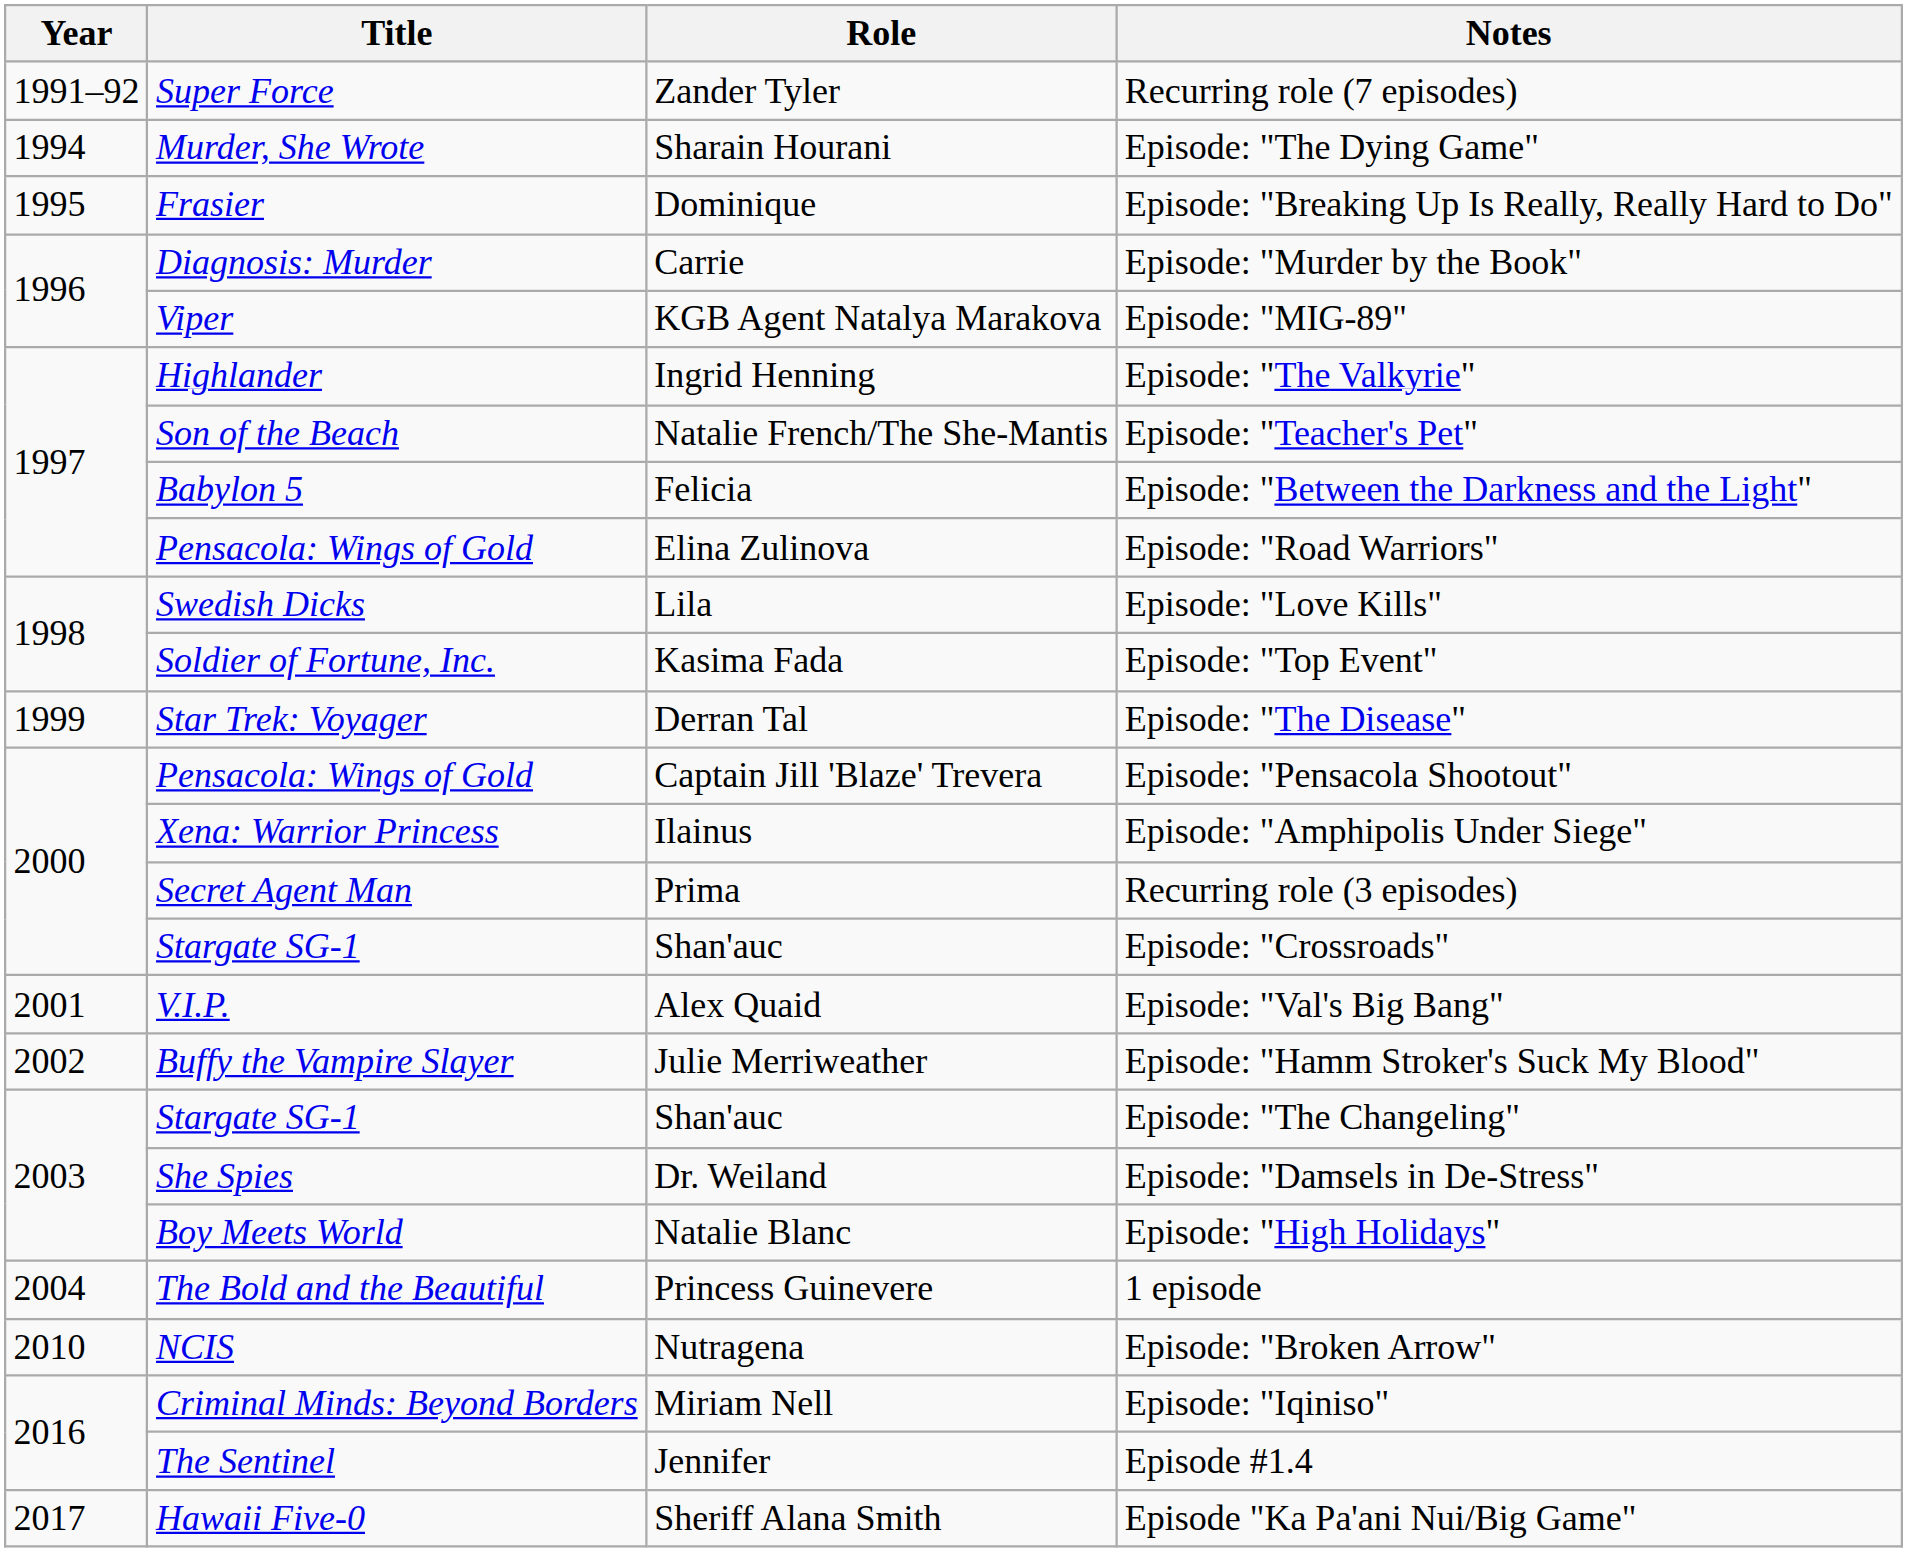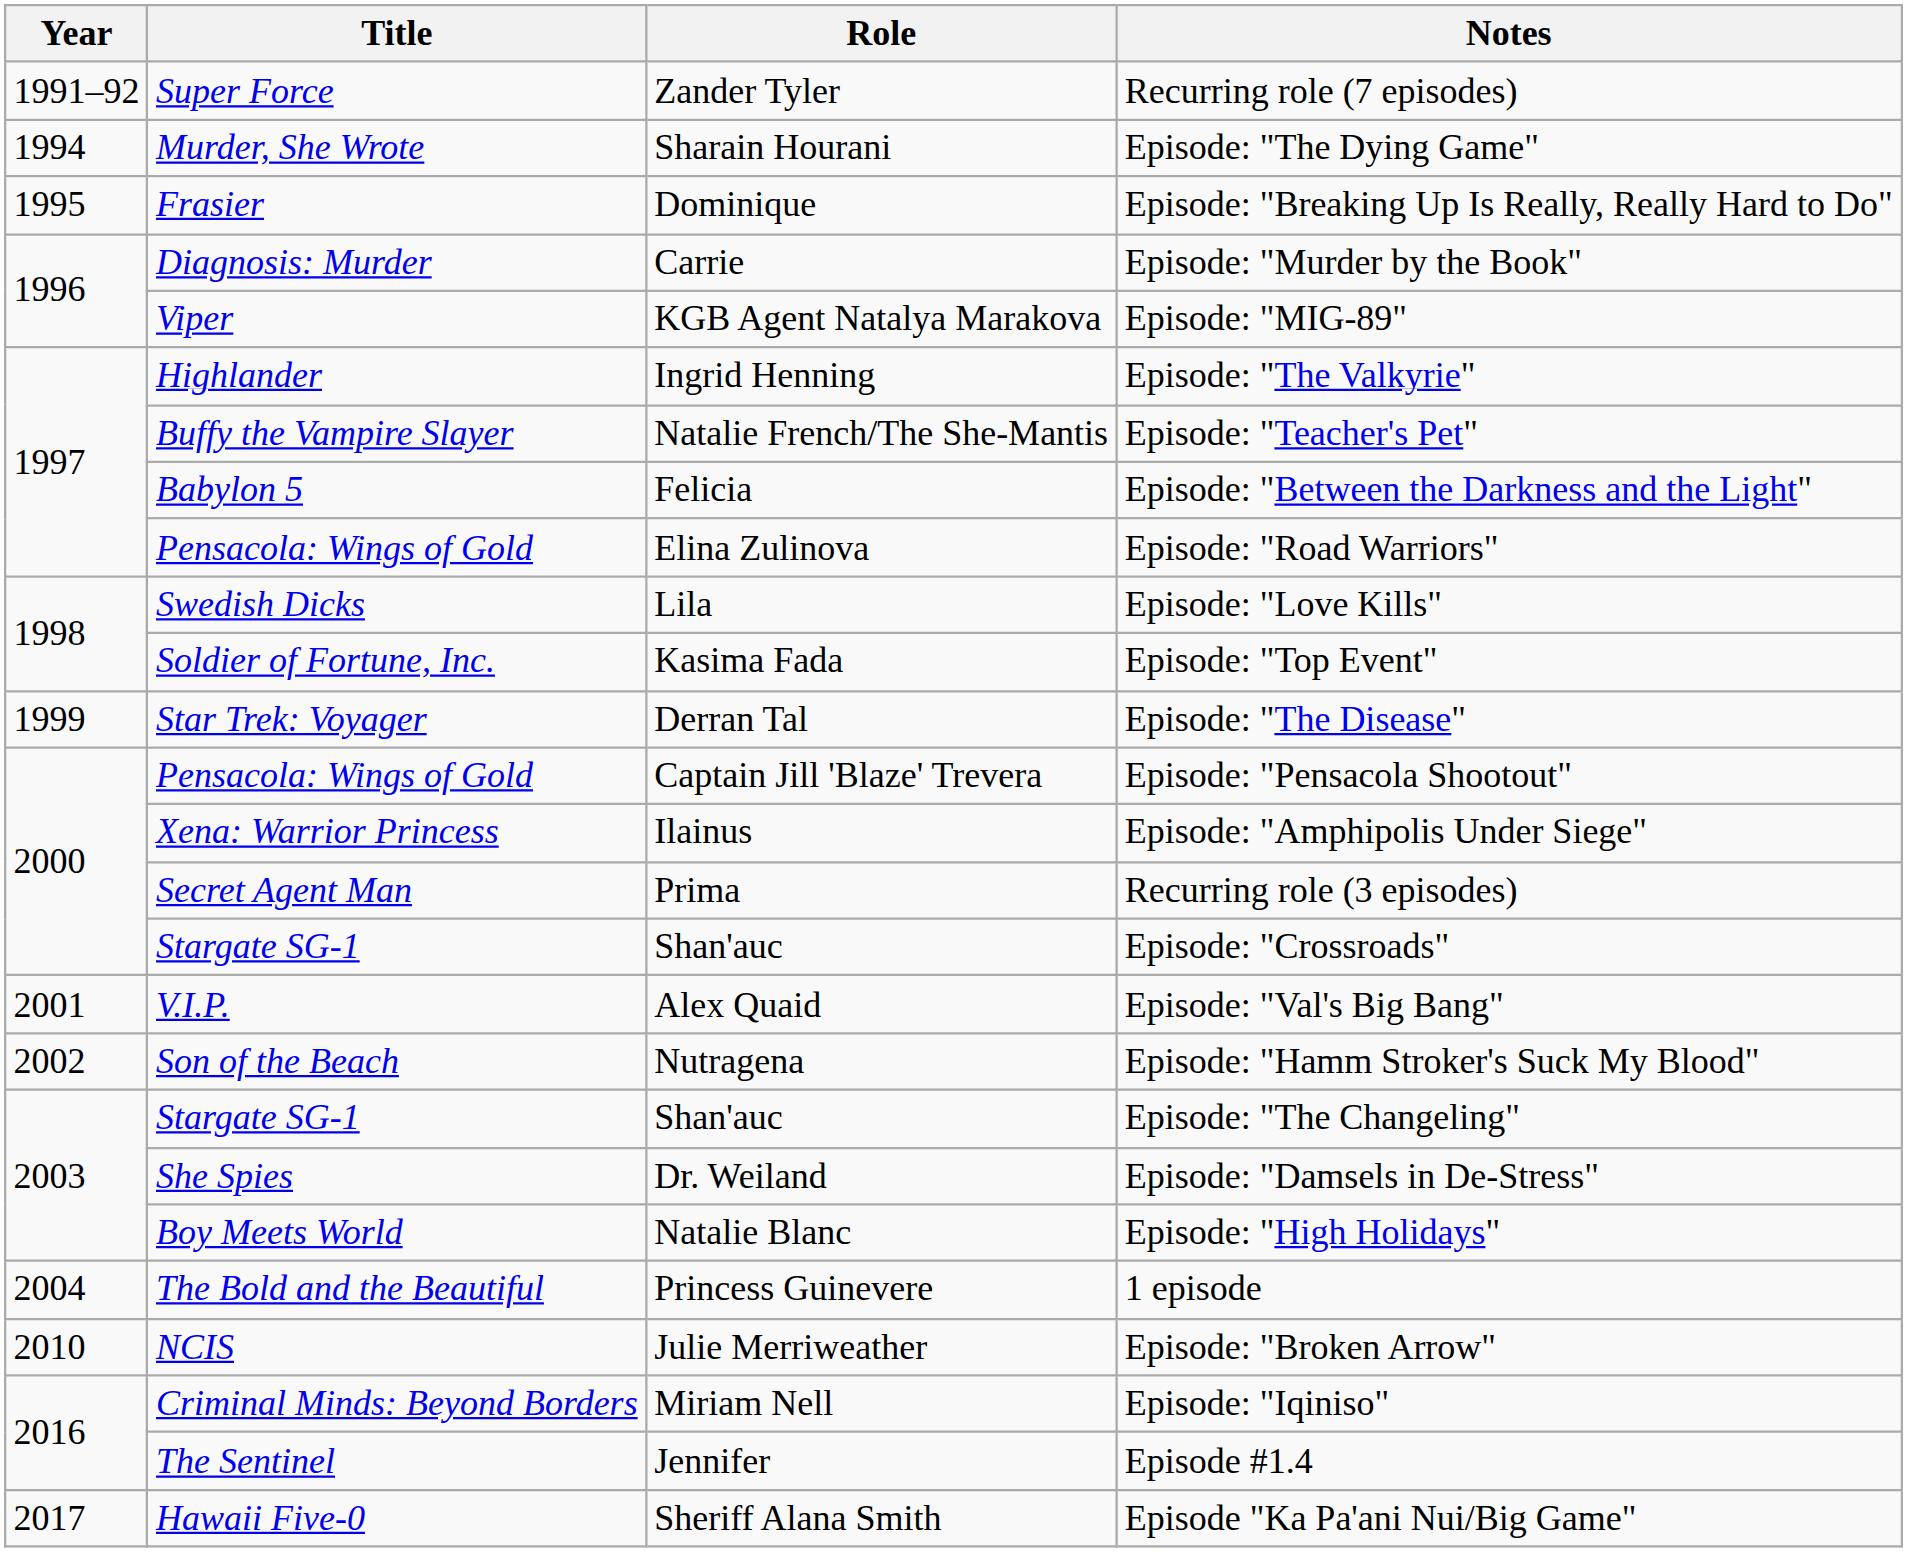(277, 432) Son of the Beach -> (335, 432) Buffy the Vampire Slayer
(335, 1060) Buffy the Vampire Slayer -> (277, 1060) Son of the Beach
(791, 1060) Julie Merriweather -> (729, 1060) Nutragena
(729, 1346) Nutragena -> (791, 1346) Julie Merriweather
